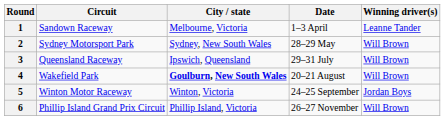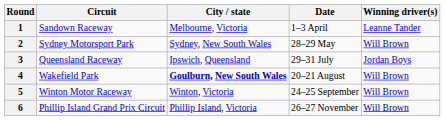(386, 60) Will Brown -> (387, 60) Jordan Boys
(387, 92) Jordan Boys -> (386, 92) Will Brown
